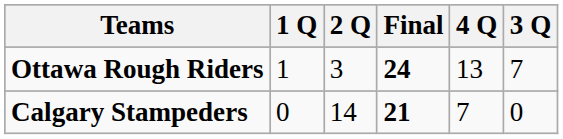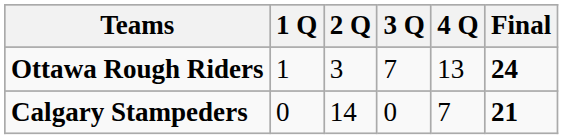columns swapped: (531, 25) <-> (414, 25)
